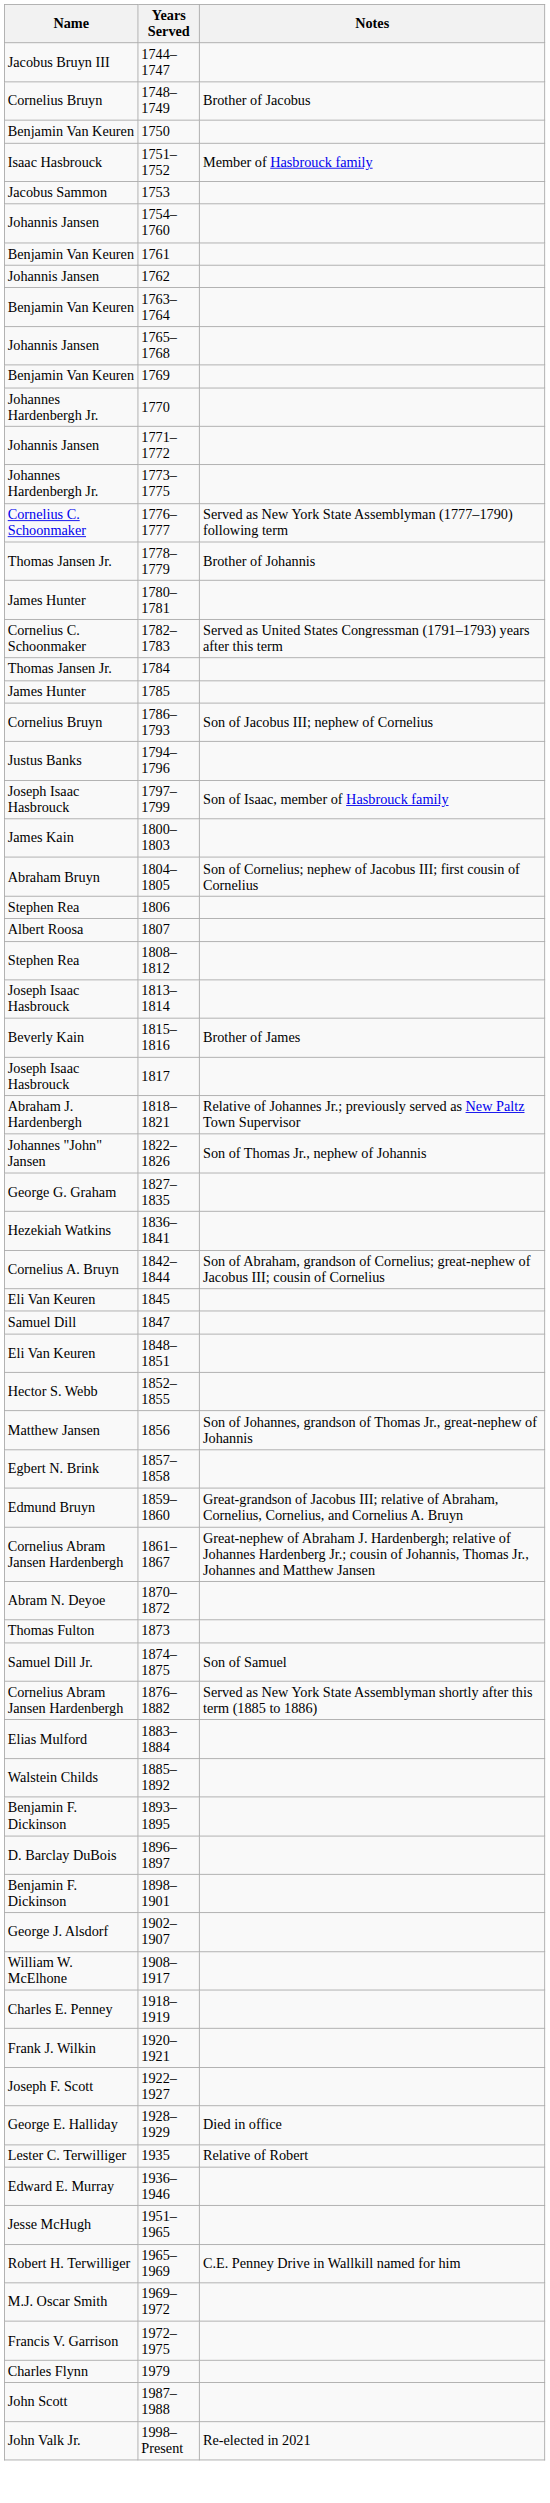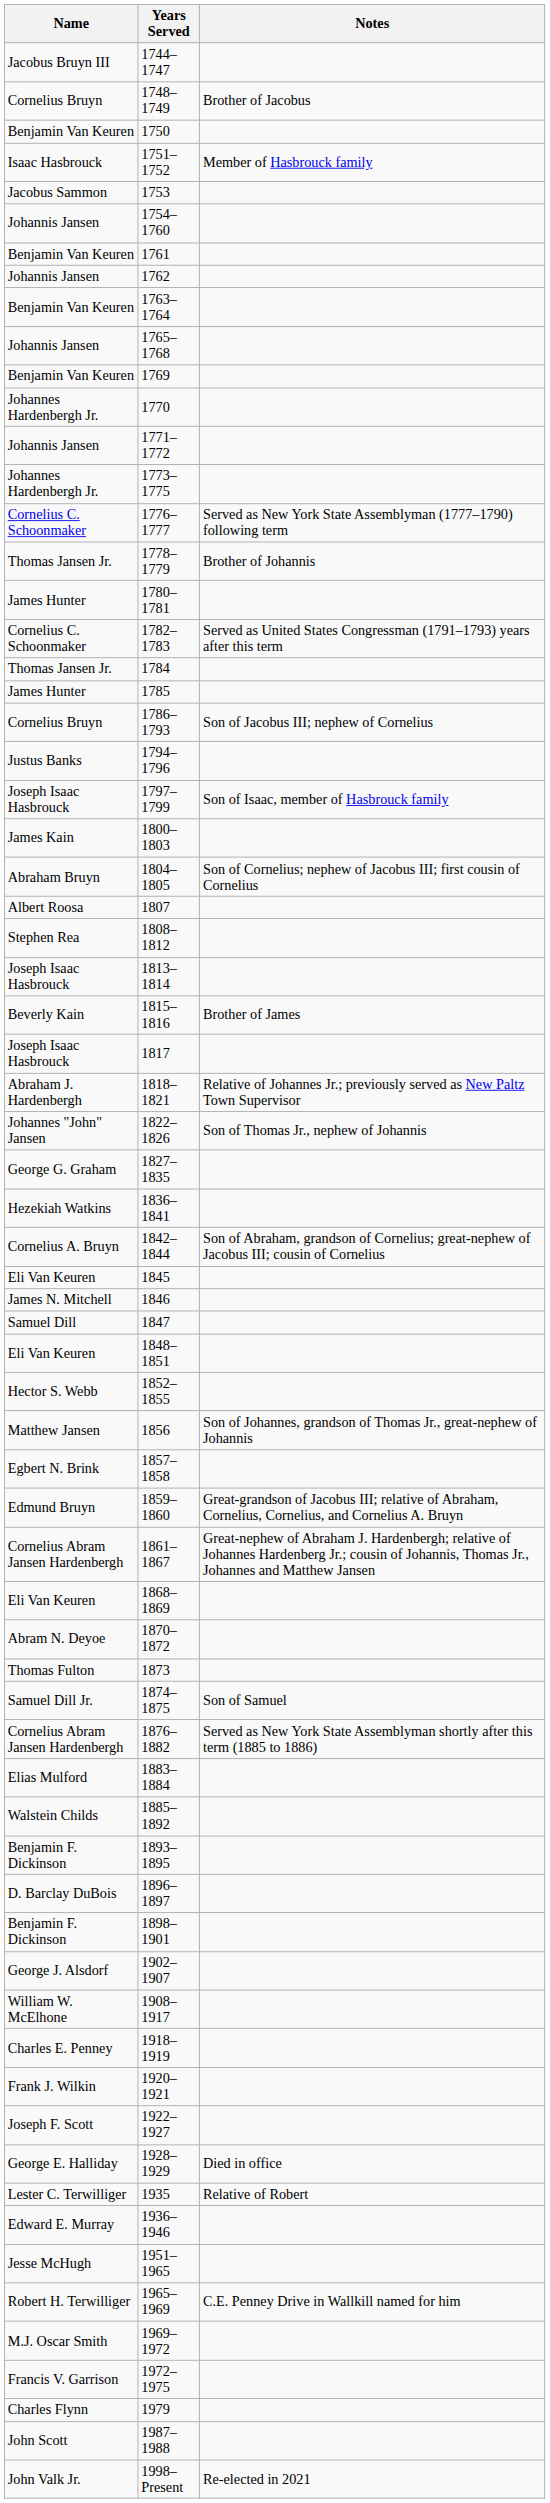- row: (156, 907)
+ row: (156, 1299)
+ row: (159, 1600)
